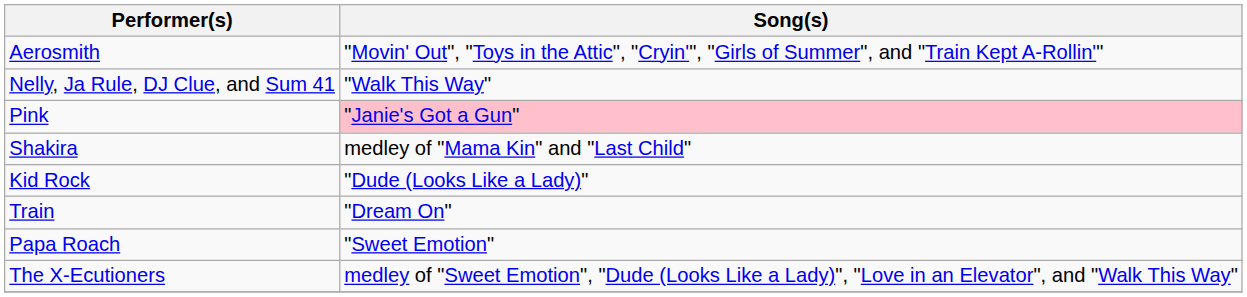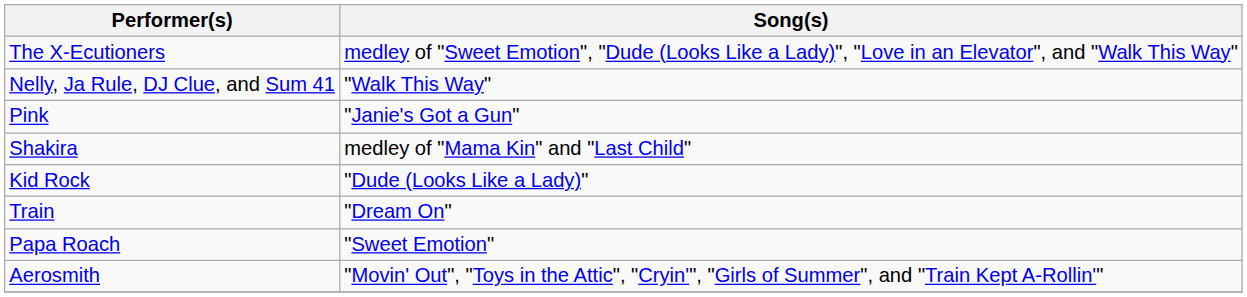rows swapped: (87, 276) <-> (55, 52)
(432, 116) pink background -> (432, 116) no background
